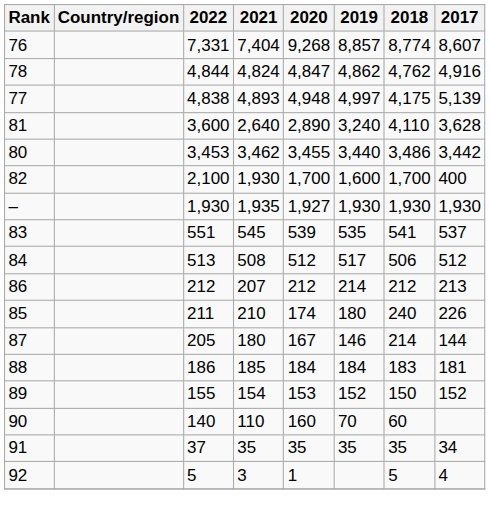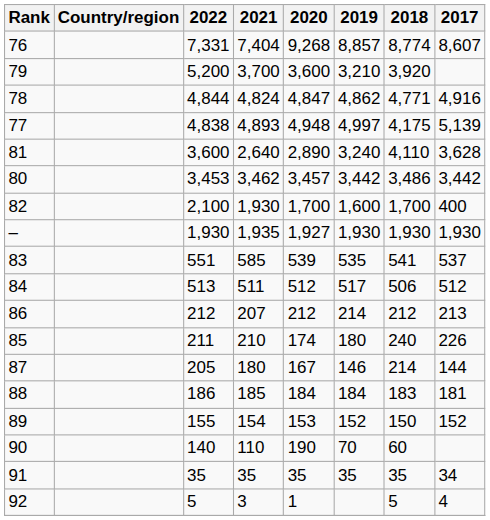+ row: (18, 71)
(409, 71) 4,762 -> (409, 98) 4,771
(309, 152) 3,455 -> (309, 179) 3,457
(359, 152) 3,440 -> (359, 179) 3,442
(252, 233) 545 -> (252, 260) 585
(252, 260) 508 -> (251, 286) 511
(302, 421) 160 -> (302, 448) 190
(197, 448) 37 -> (197, 475) 35
